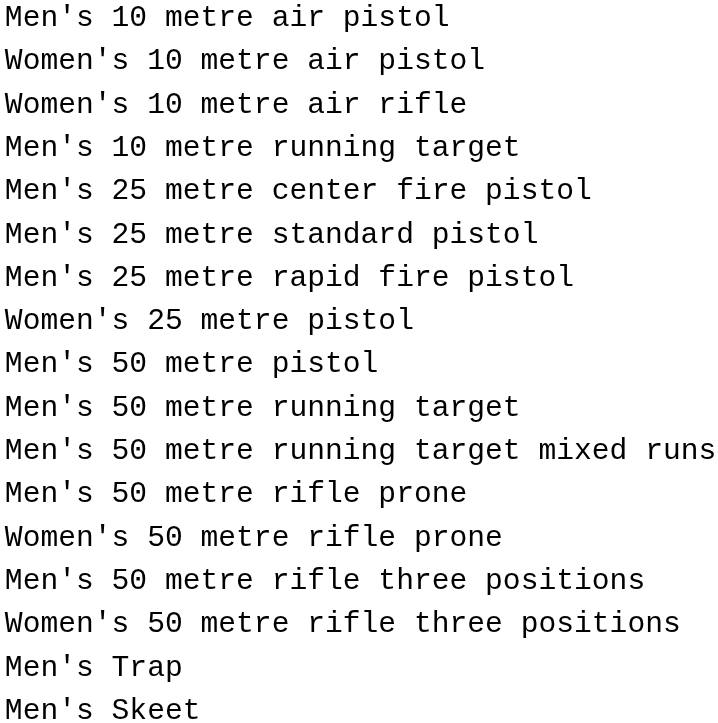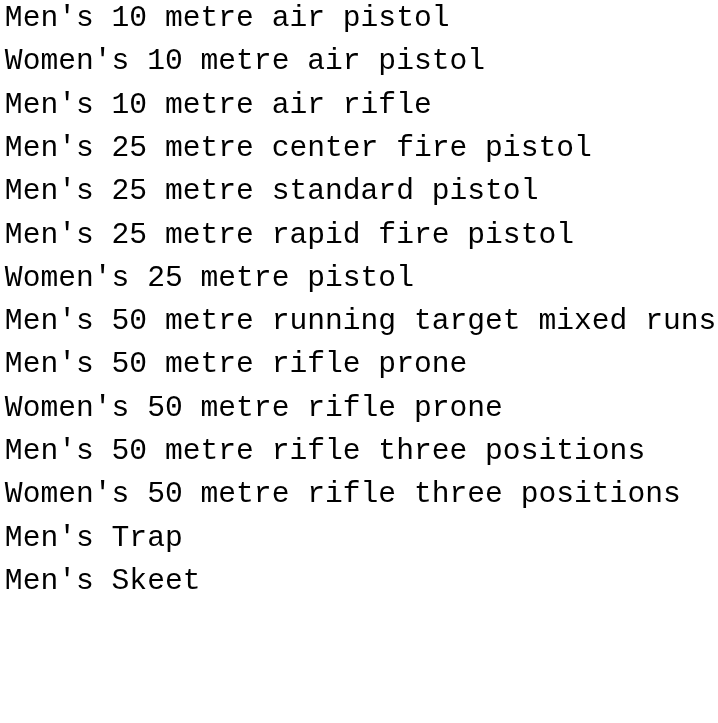+ row: (218, 105)
- row: (236, 105)
- row: (263, 148)
- row: (192, 364)
- row: (263, 408)
